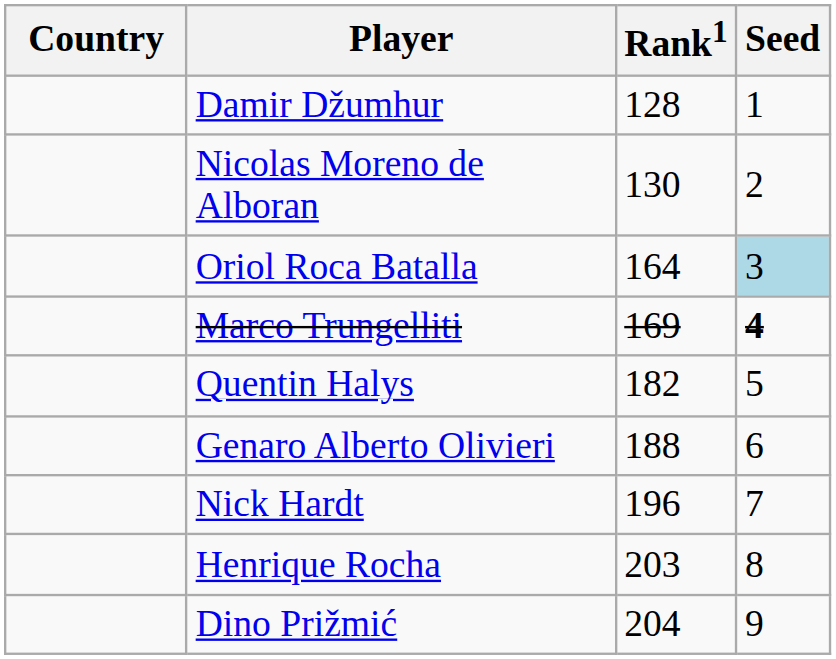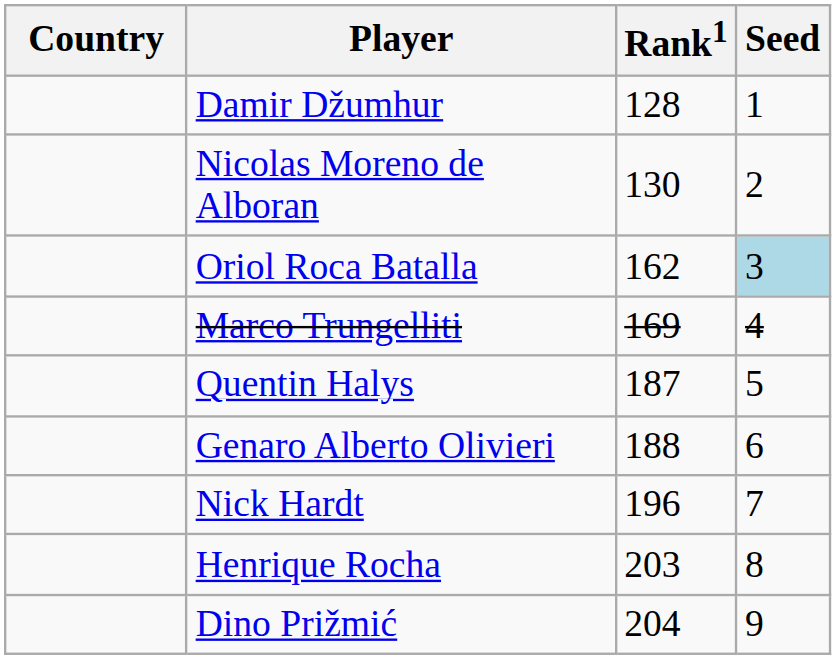(652, 265) 164 -> (652, 265) 162
(754, 325) bold -> (754, 325) normal
(652, 384) 182 -> (652, 384) 187
